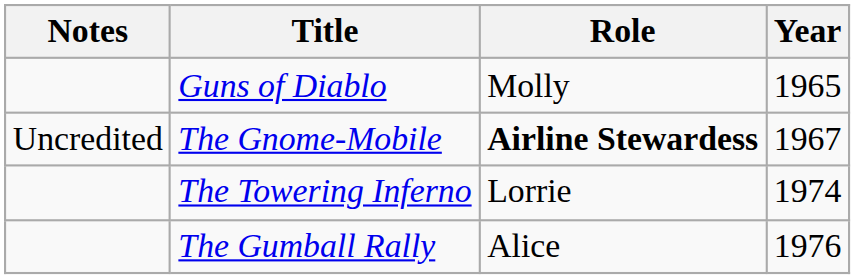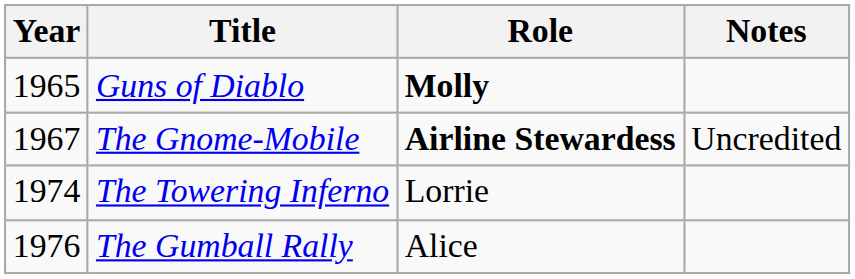columns swapped: (807, 31) <-> (88, 31)
(528, 84) normal -> (447, 84) bold
